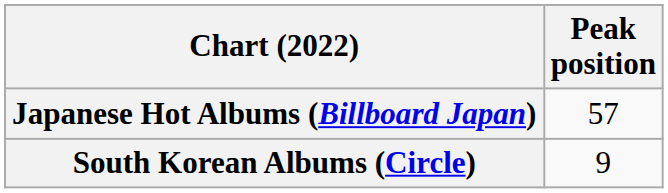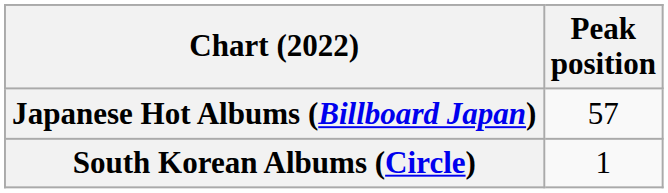(603, 162) 9 -> (603, 162) 1
